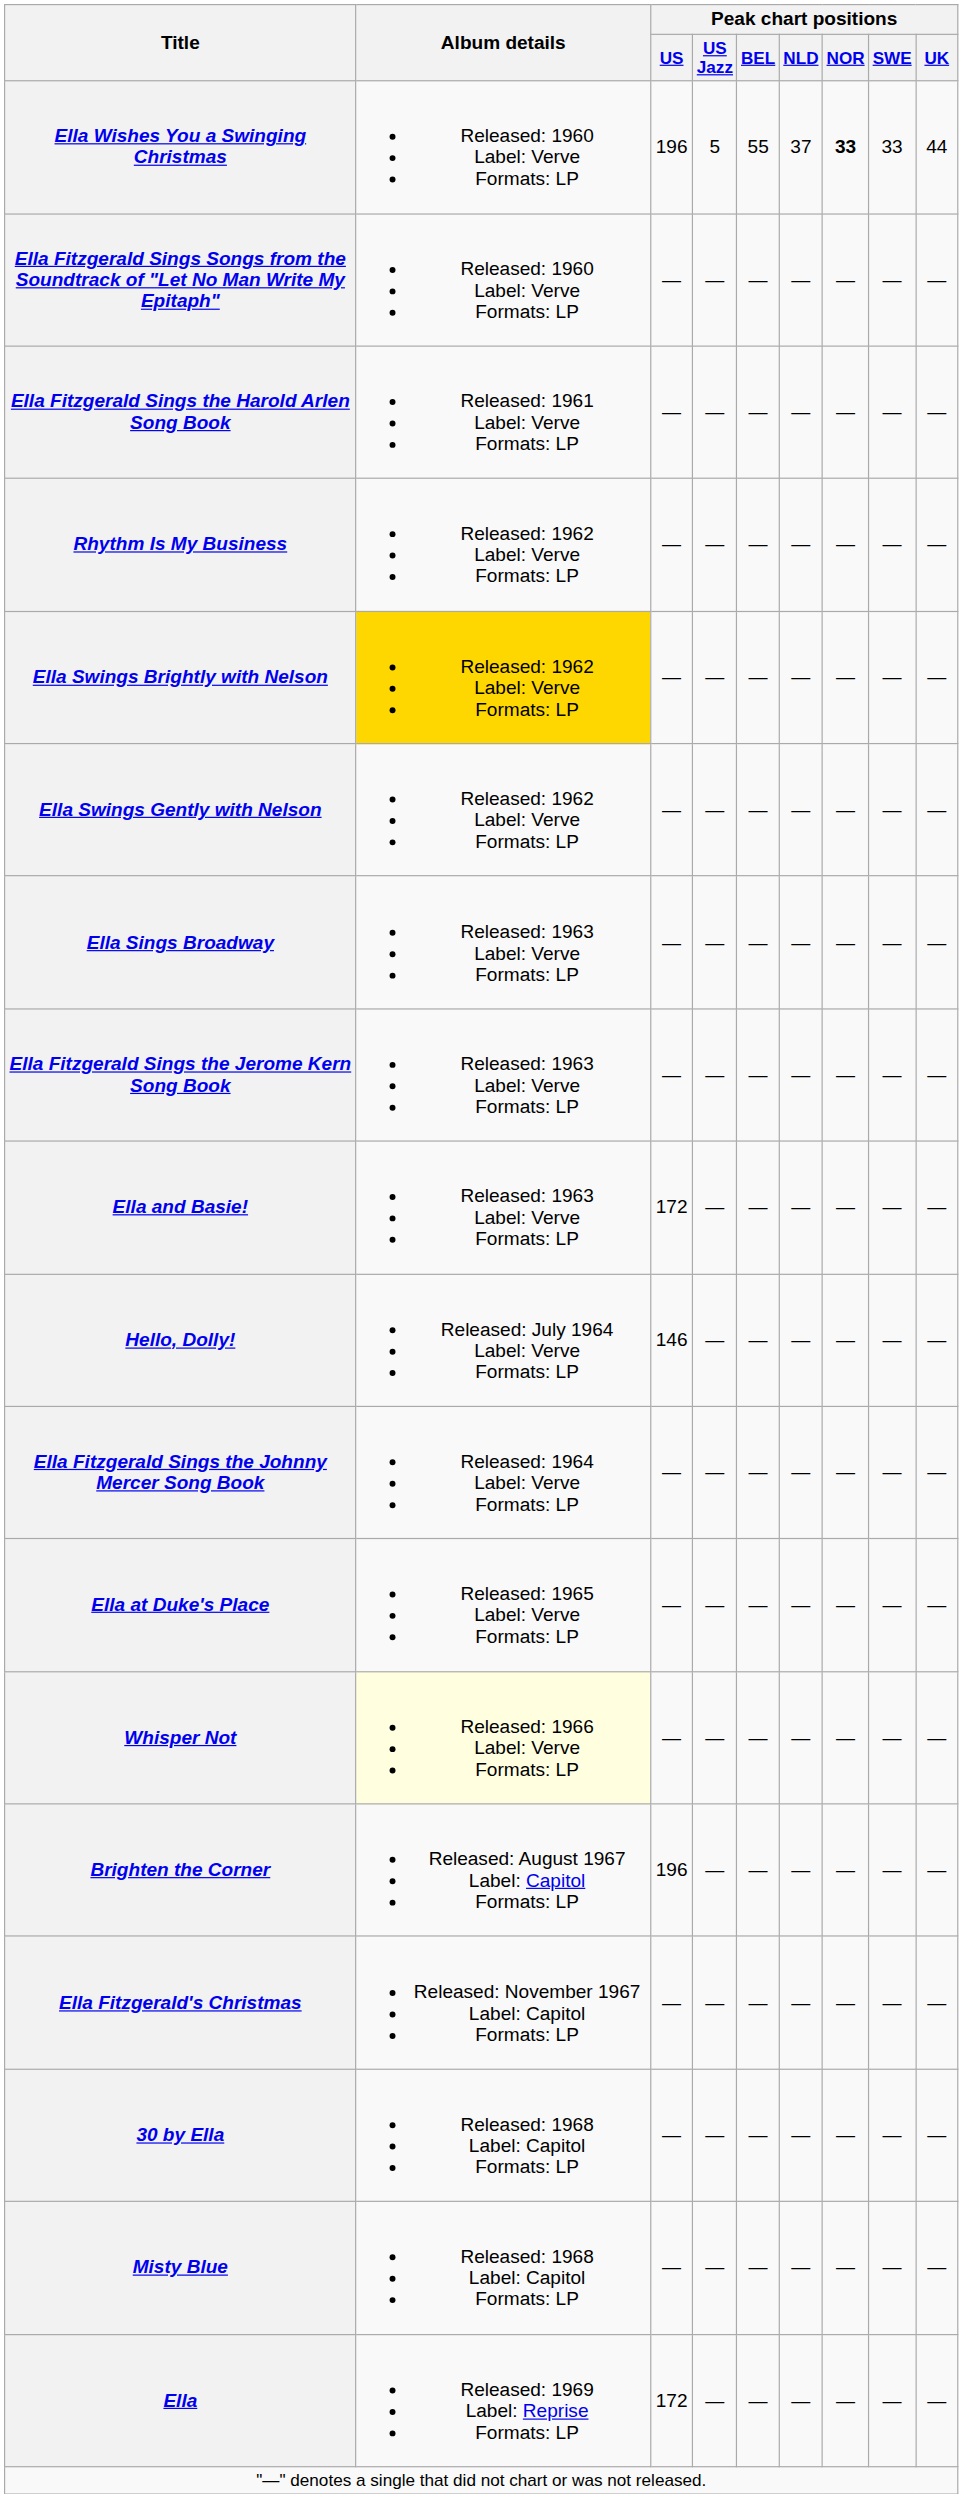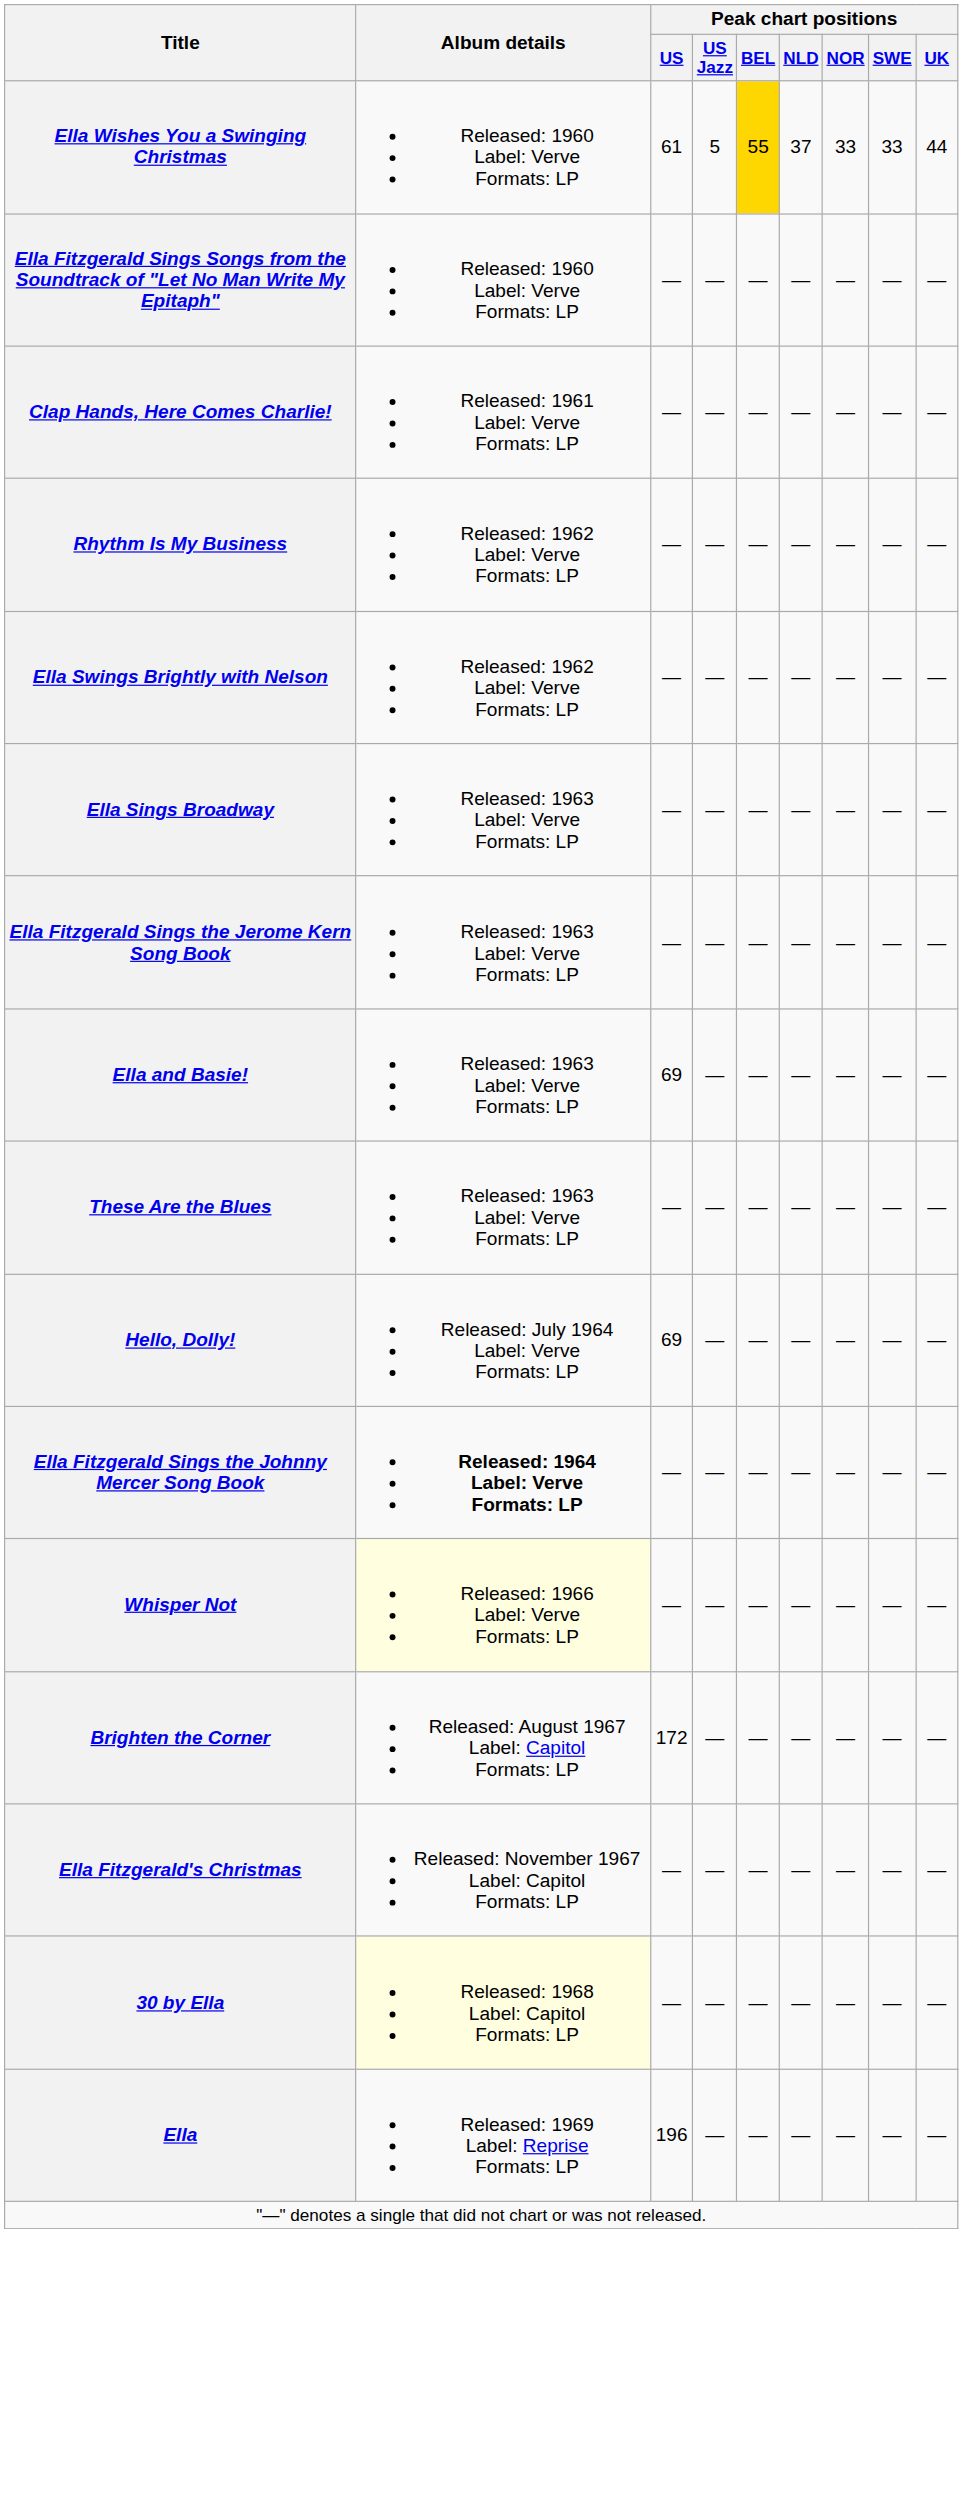(672, 147) 196 -> (672, 147) 61
(758, 147) no background -> (758, 147) gold background
(846, 147) bold -> (846, 147) normal
- row: (180, 412)
+ row: (180, 412)
(503, 688) gold background -> (503, 688) no background
- row: (180, 809)
(672, 1207) 172 -> (672, 1074) 69
+ row: (180, 1207)
(672, 1339) 146 -> (672, 1339) 69
(503, 1483) normal -> (503, 1483) bold
- row: (180, 1604)
(672, 1870) 196 -> (672, 1737) 172
(503, 2146) no background -> (503, 2013) lightyellow background
- row: (180, 2267)
(672, 2400) 172 -> (672, 2135) 196
